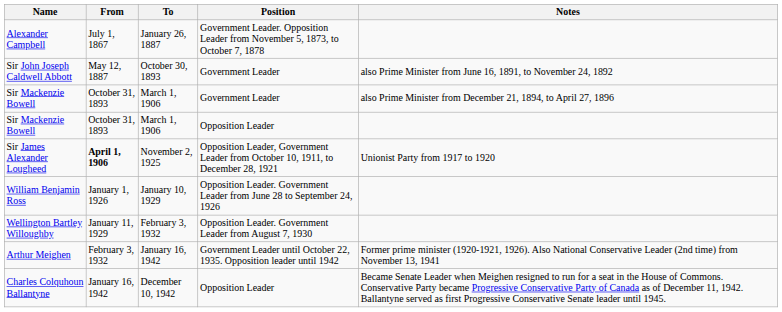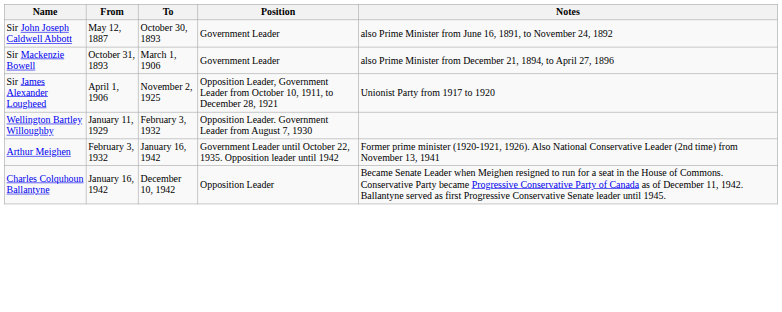- row: (27, 39)
- row: (35, 125)
(104, 157) bold -> (104, 93) normal
- row: (43, 196)
